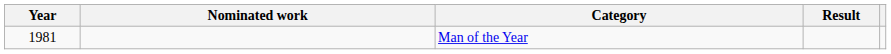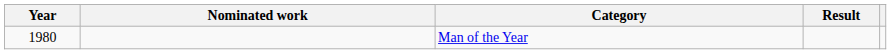(42, 37) 1981 -> (42, 37) 1980
